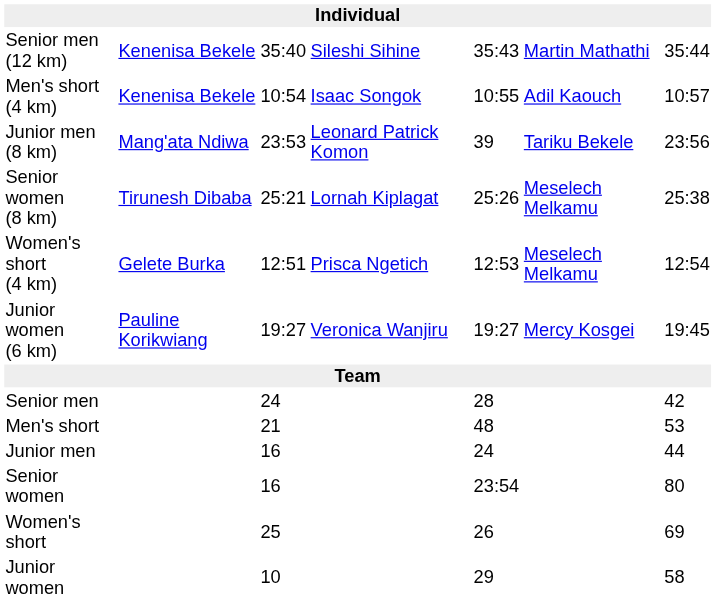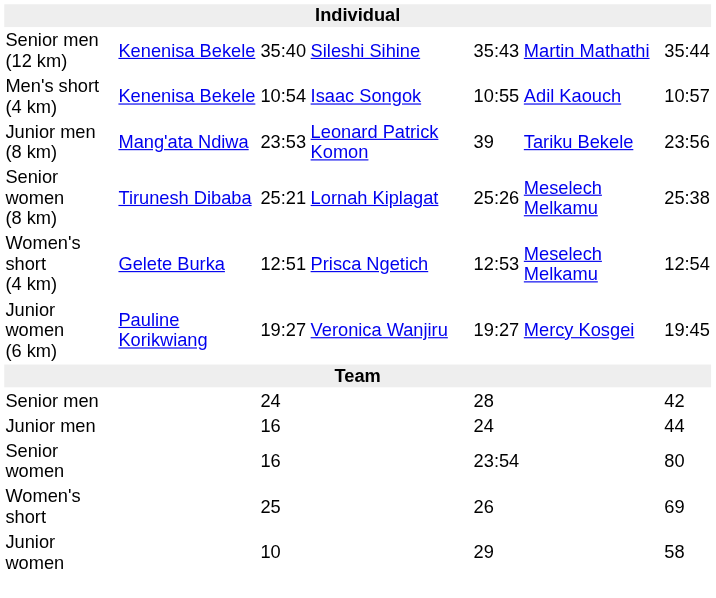- row: (52, 426)
